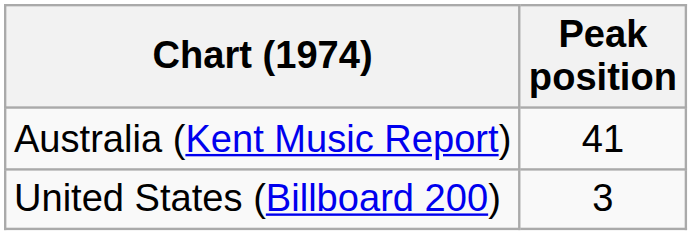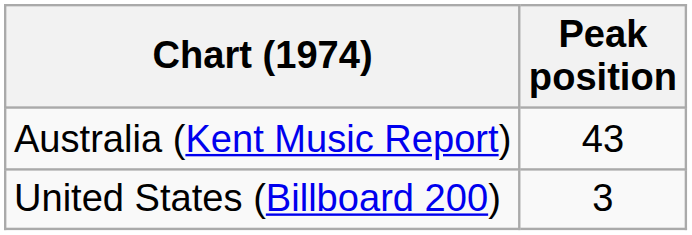(603, 137) 41 -> (603, 137) 43
